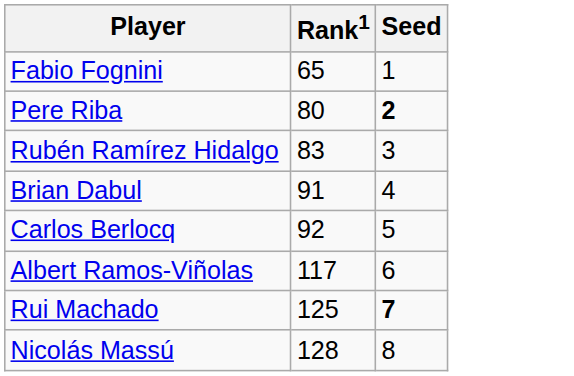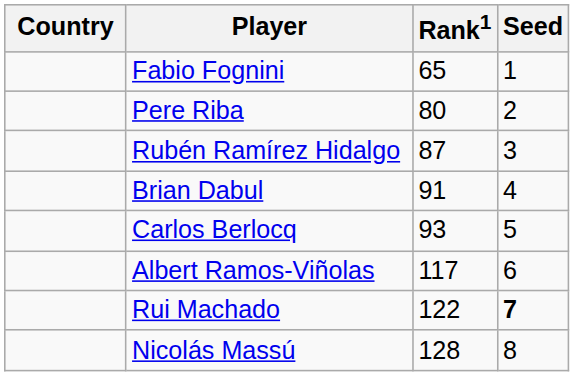+ column: (66, 27)
(389, 110) bold -> (510, 110) normal
(311, 150) 83 -> (432, 150) 87
(311, 230) 92 -> (432, 230) 93
(318, 310) 125 -> (439, 310) 122
